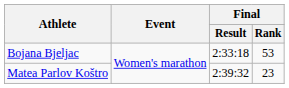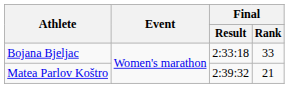(268, 53) 53 -> (268, 53) 33
(268, 73) 23 -> (268, 73) 21
